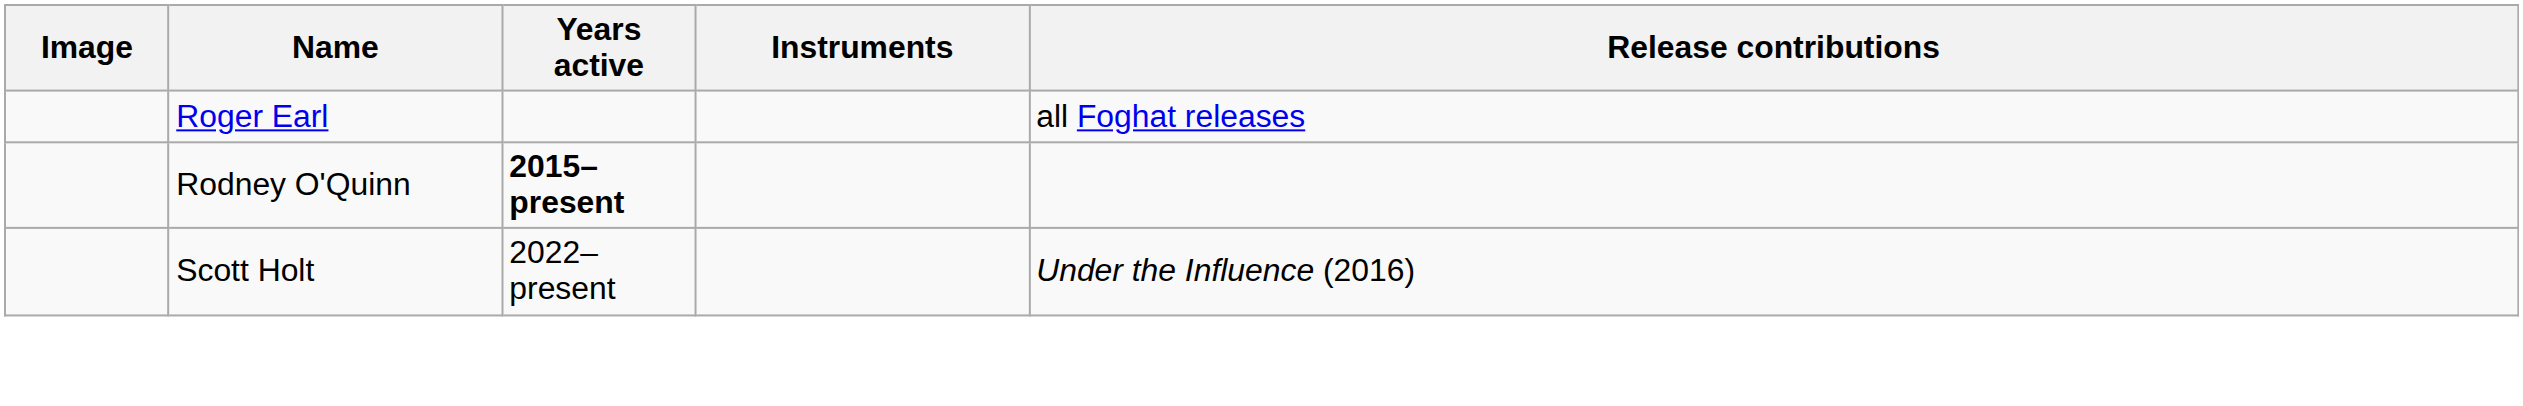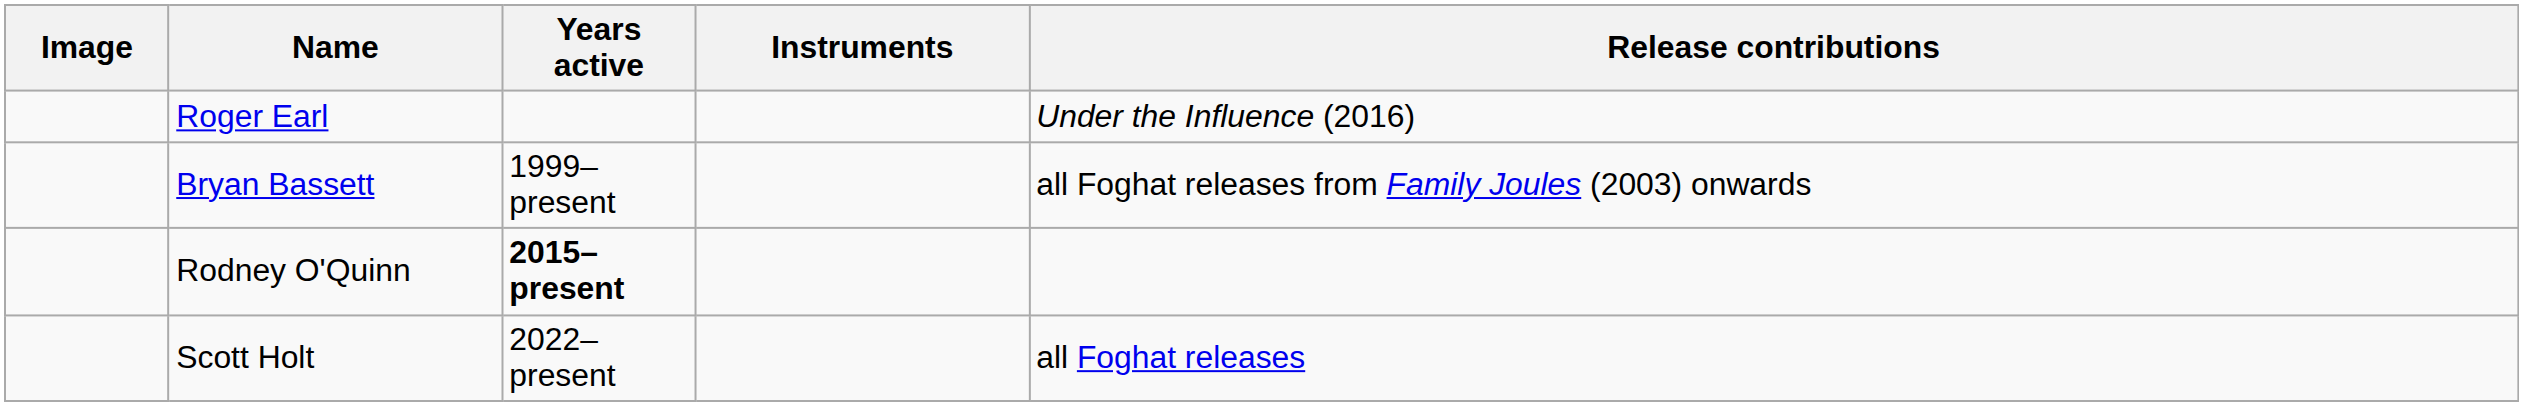(1171, 116) all Foghat releases -> (1226, 116) Under the Influence (2016)
+ row: (275, 184)
(1226, 270) Under the Influence (2016) -> (1171, 357) all Foghat releases
